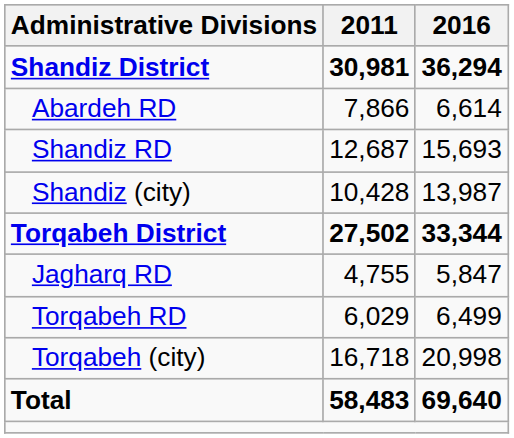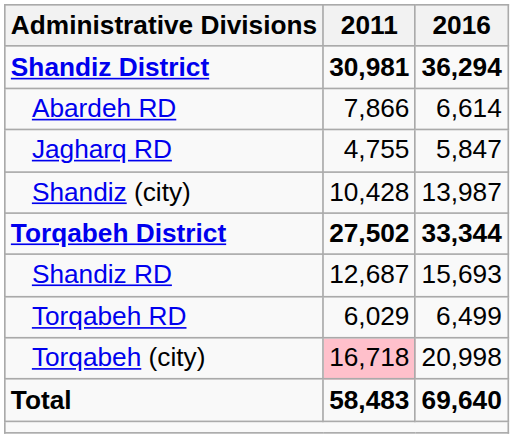rows swapped: (102, 150) <-> (102, 274)
(369, 358) no background -> (369, 358) pink background
